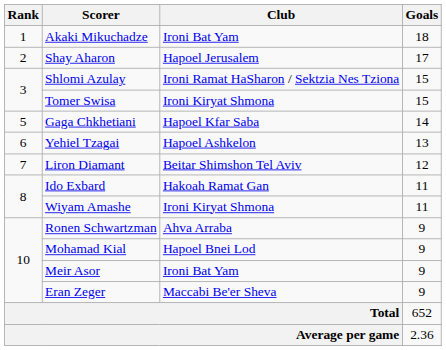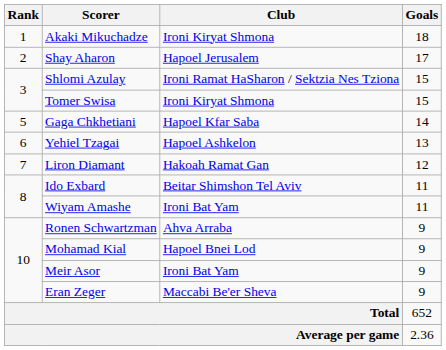(201, 36) Ironi Bat Yam -> (219, 36) Ironi Kiryat Shmona
(232, 164) Beitar Shimshon Tel Aviv -> (216, 164) Hakoah Ramat Gan
(216, 185) Hakoah Ramat Gan -> (232, 185) Beitar Shimshon Tel Aviv
(219, 206) Ironi Kiryat Shmona -> (201, 206) Ironi Bat Yam
